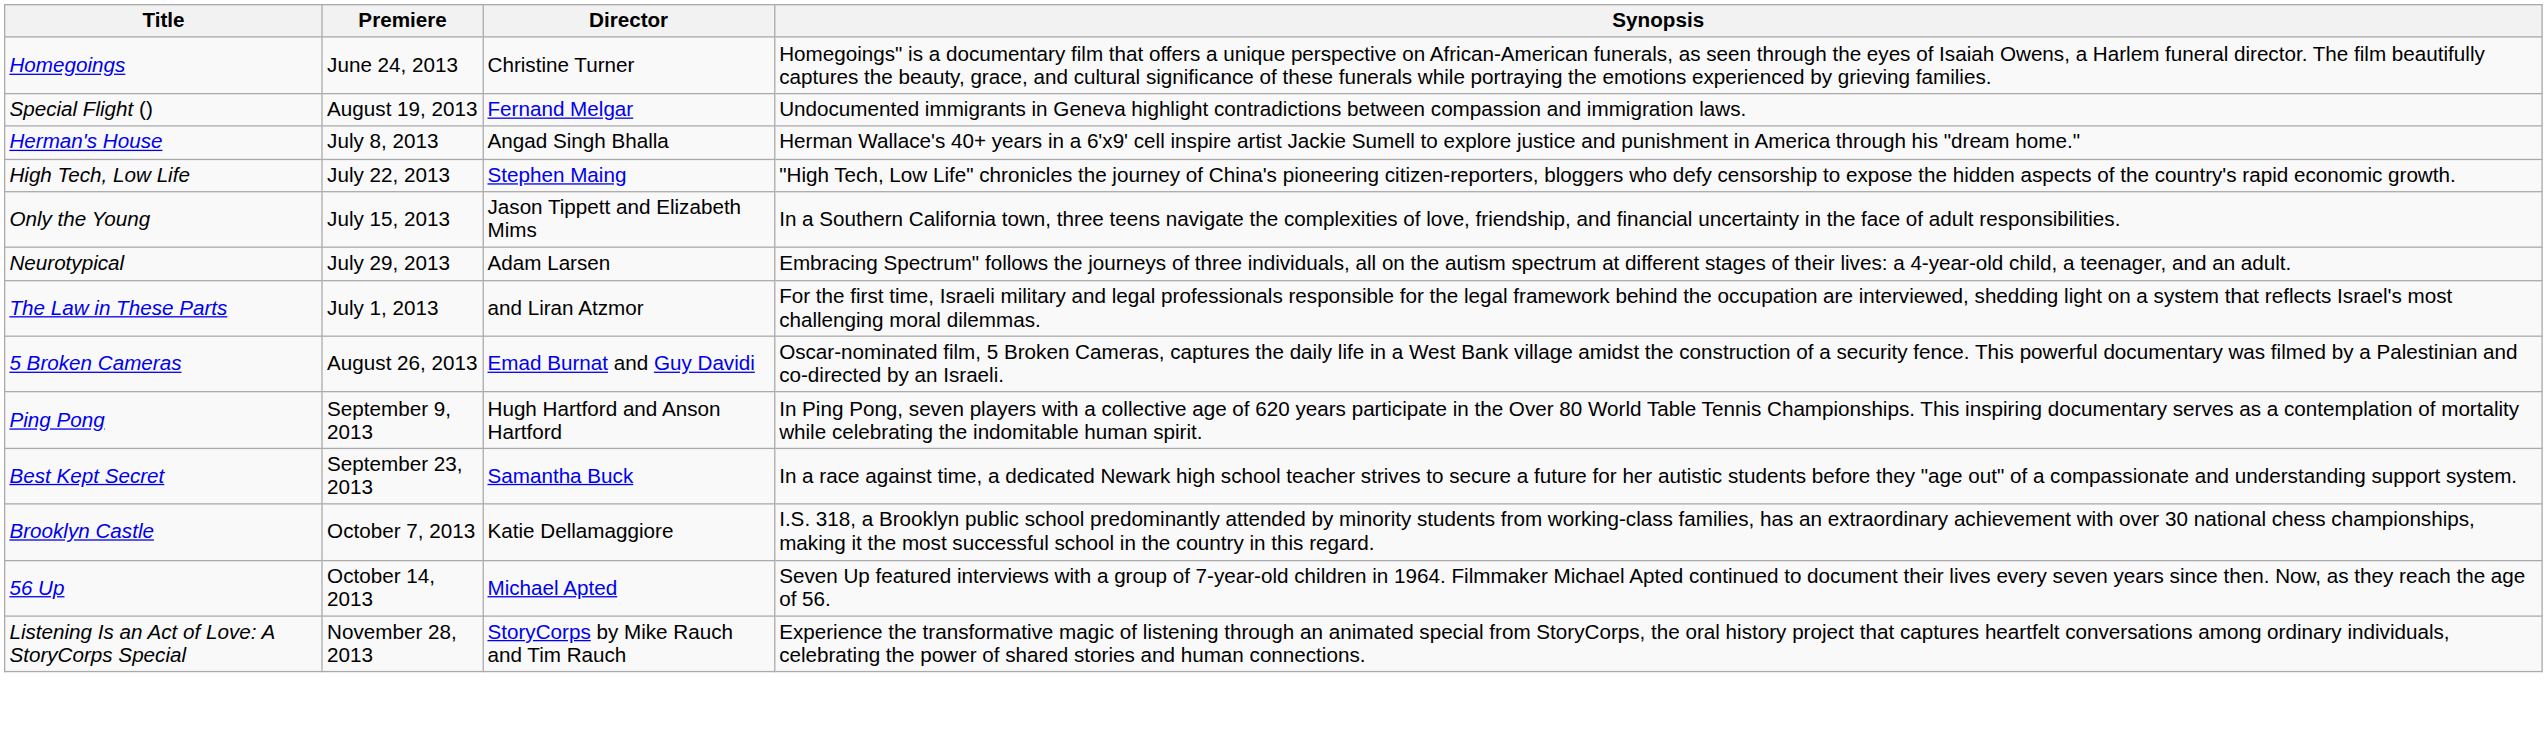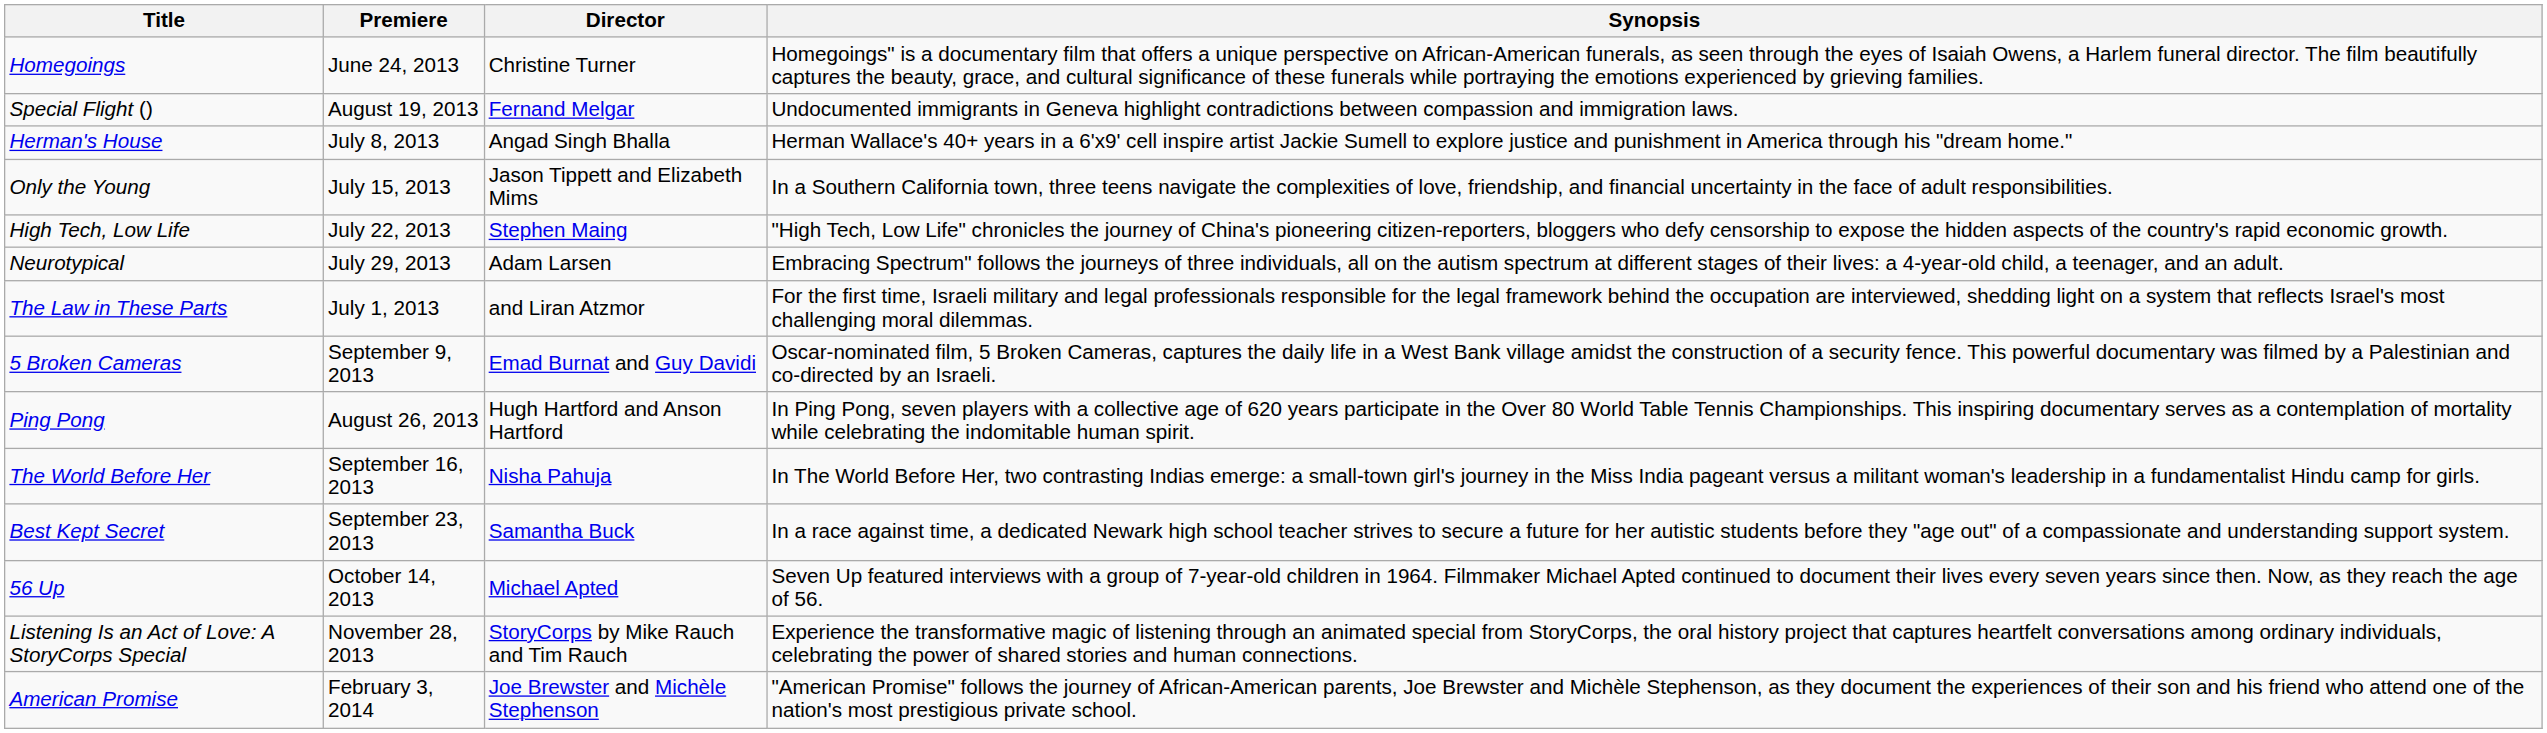rows swapped: (80, 219) <-> (100, 175)
(402, 364) August 26, 2013 -> (390, 364) September 9, 2013
(389, 419) September 9, 2013 -> (403, 419) August 26, 2013
+ row: (110, 475)
- row: (82, 531)
+ row: (94, 699)
